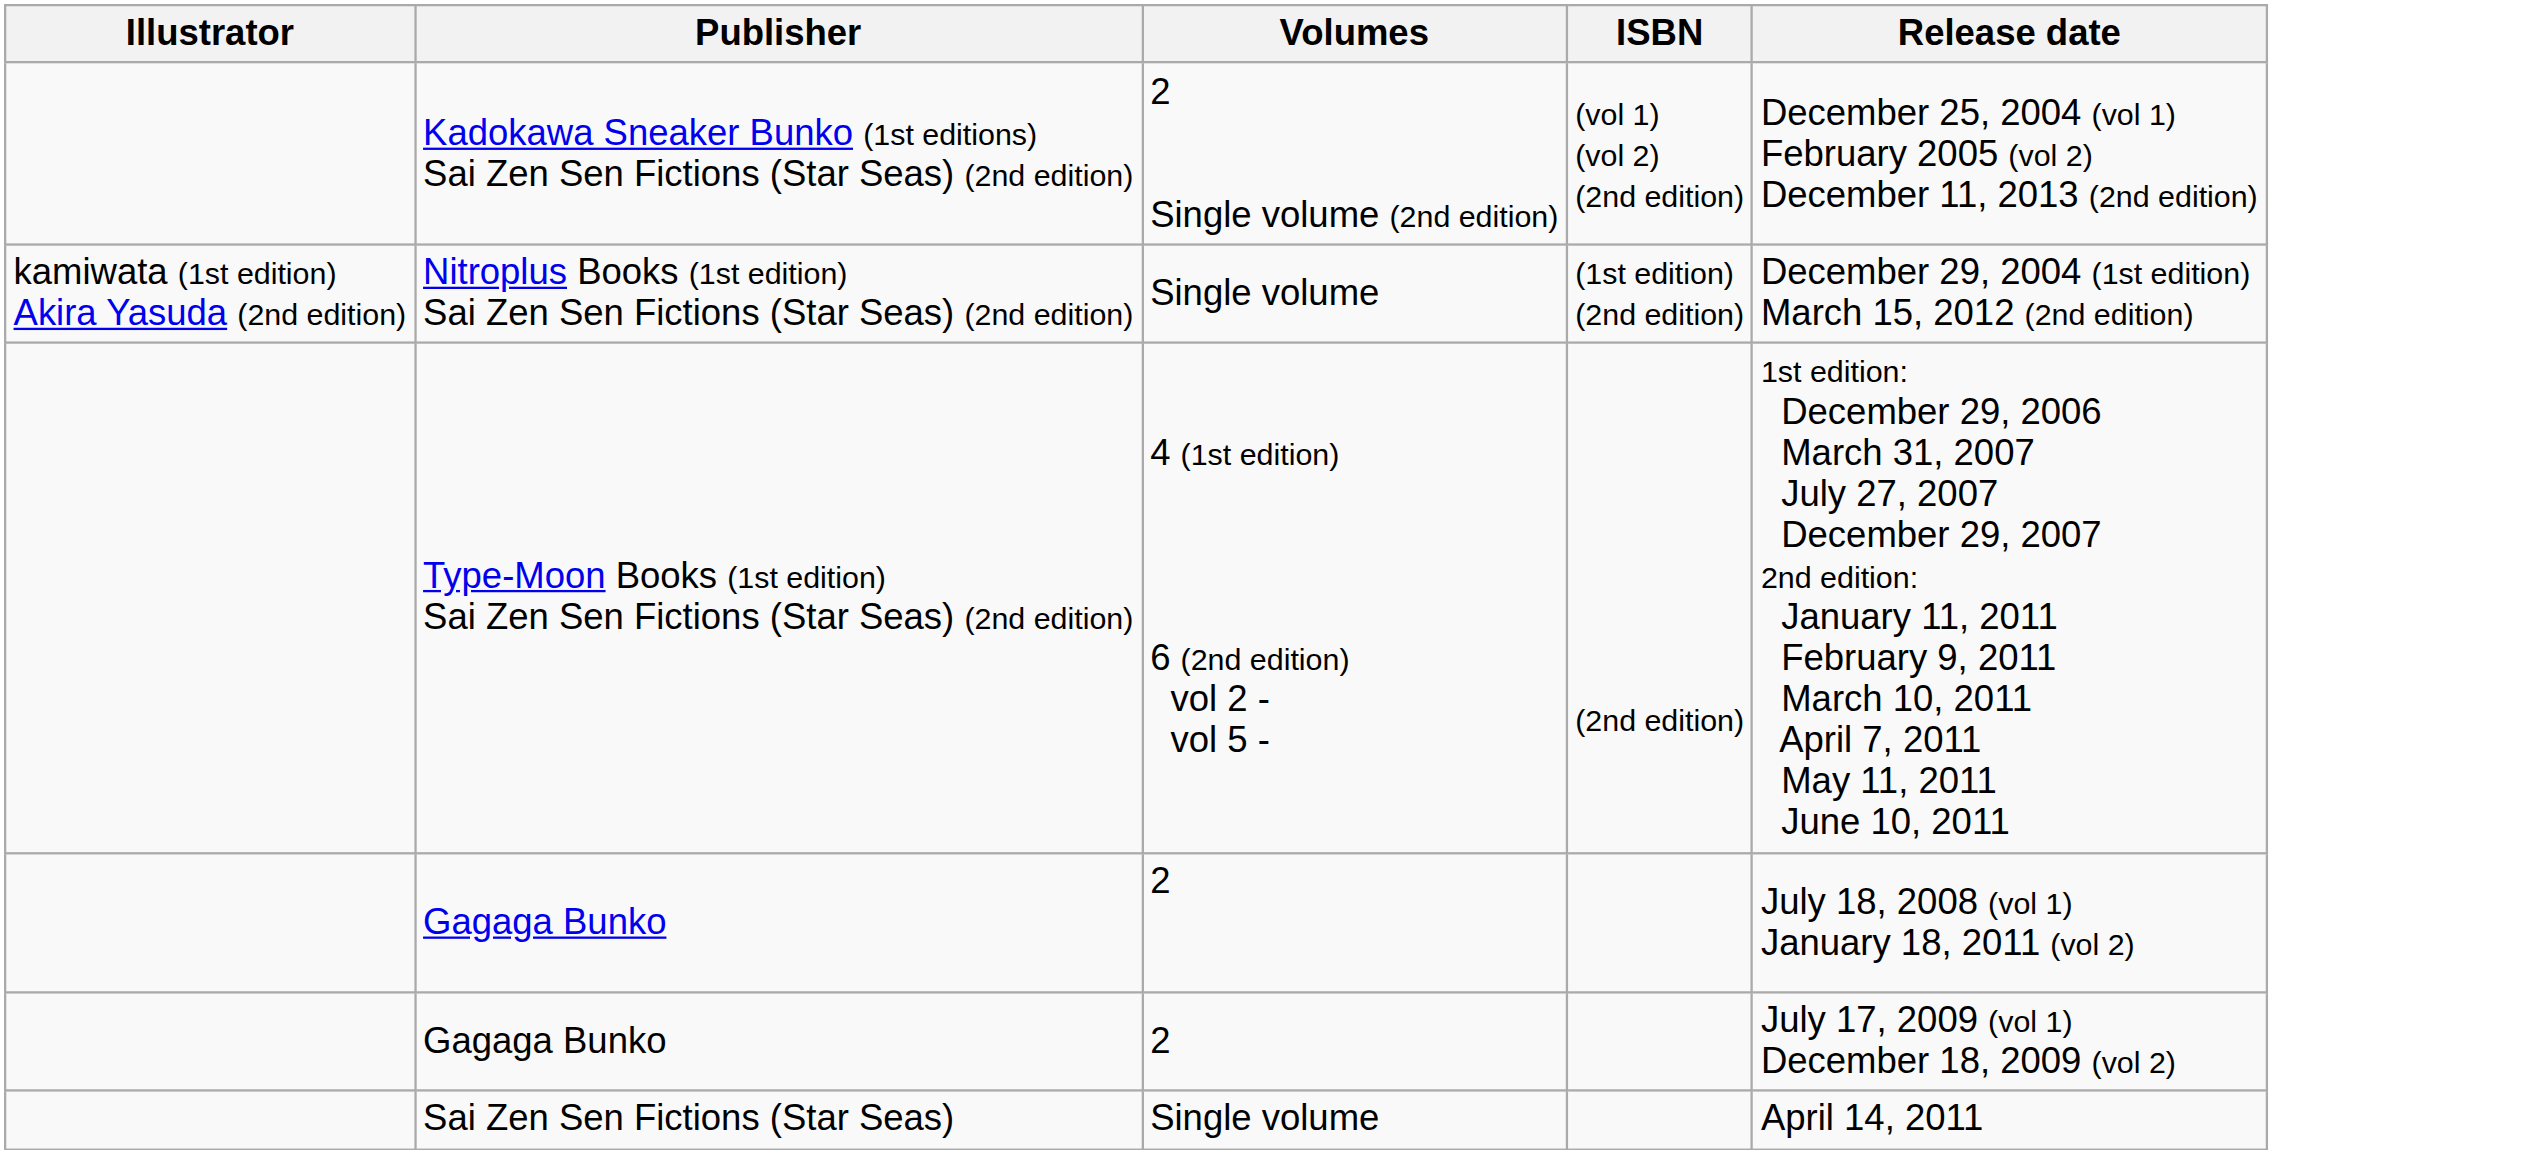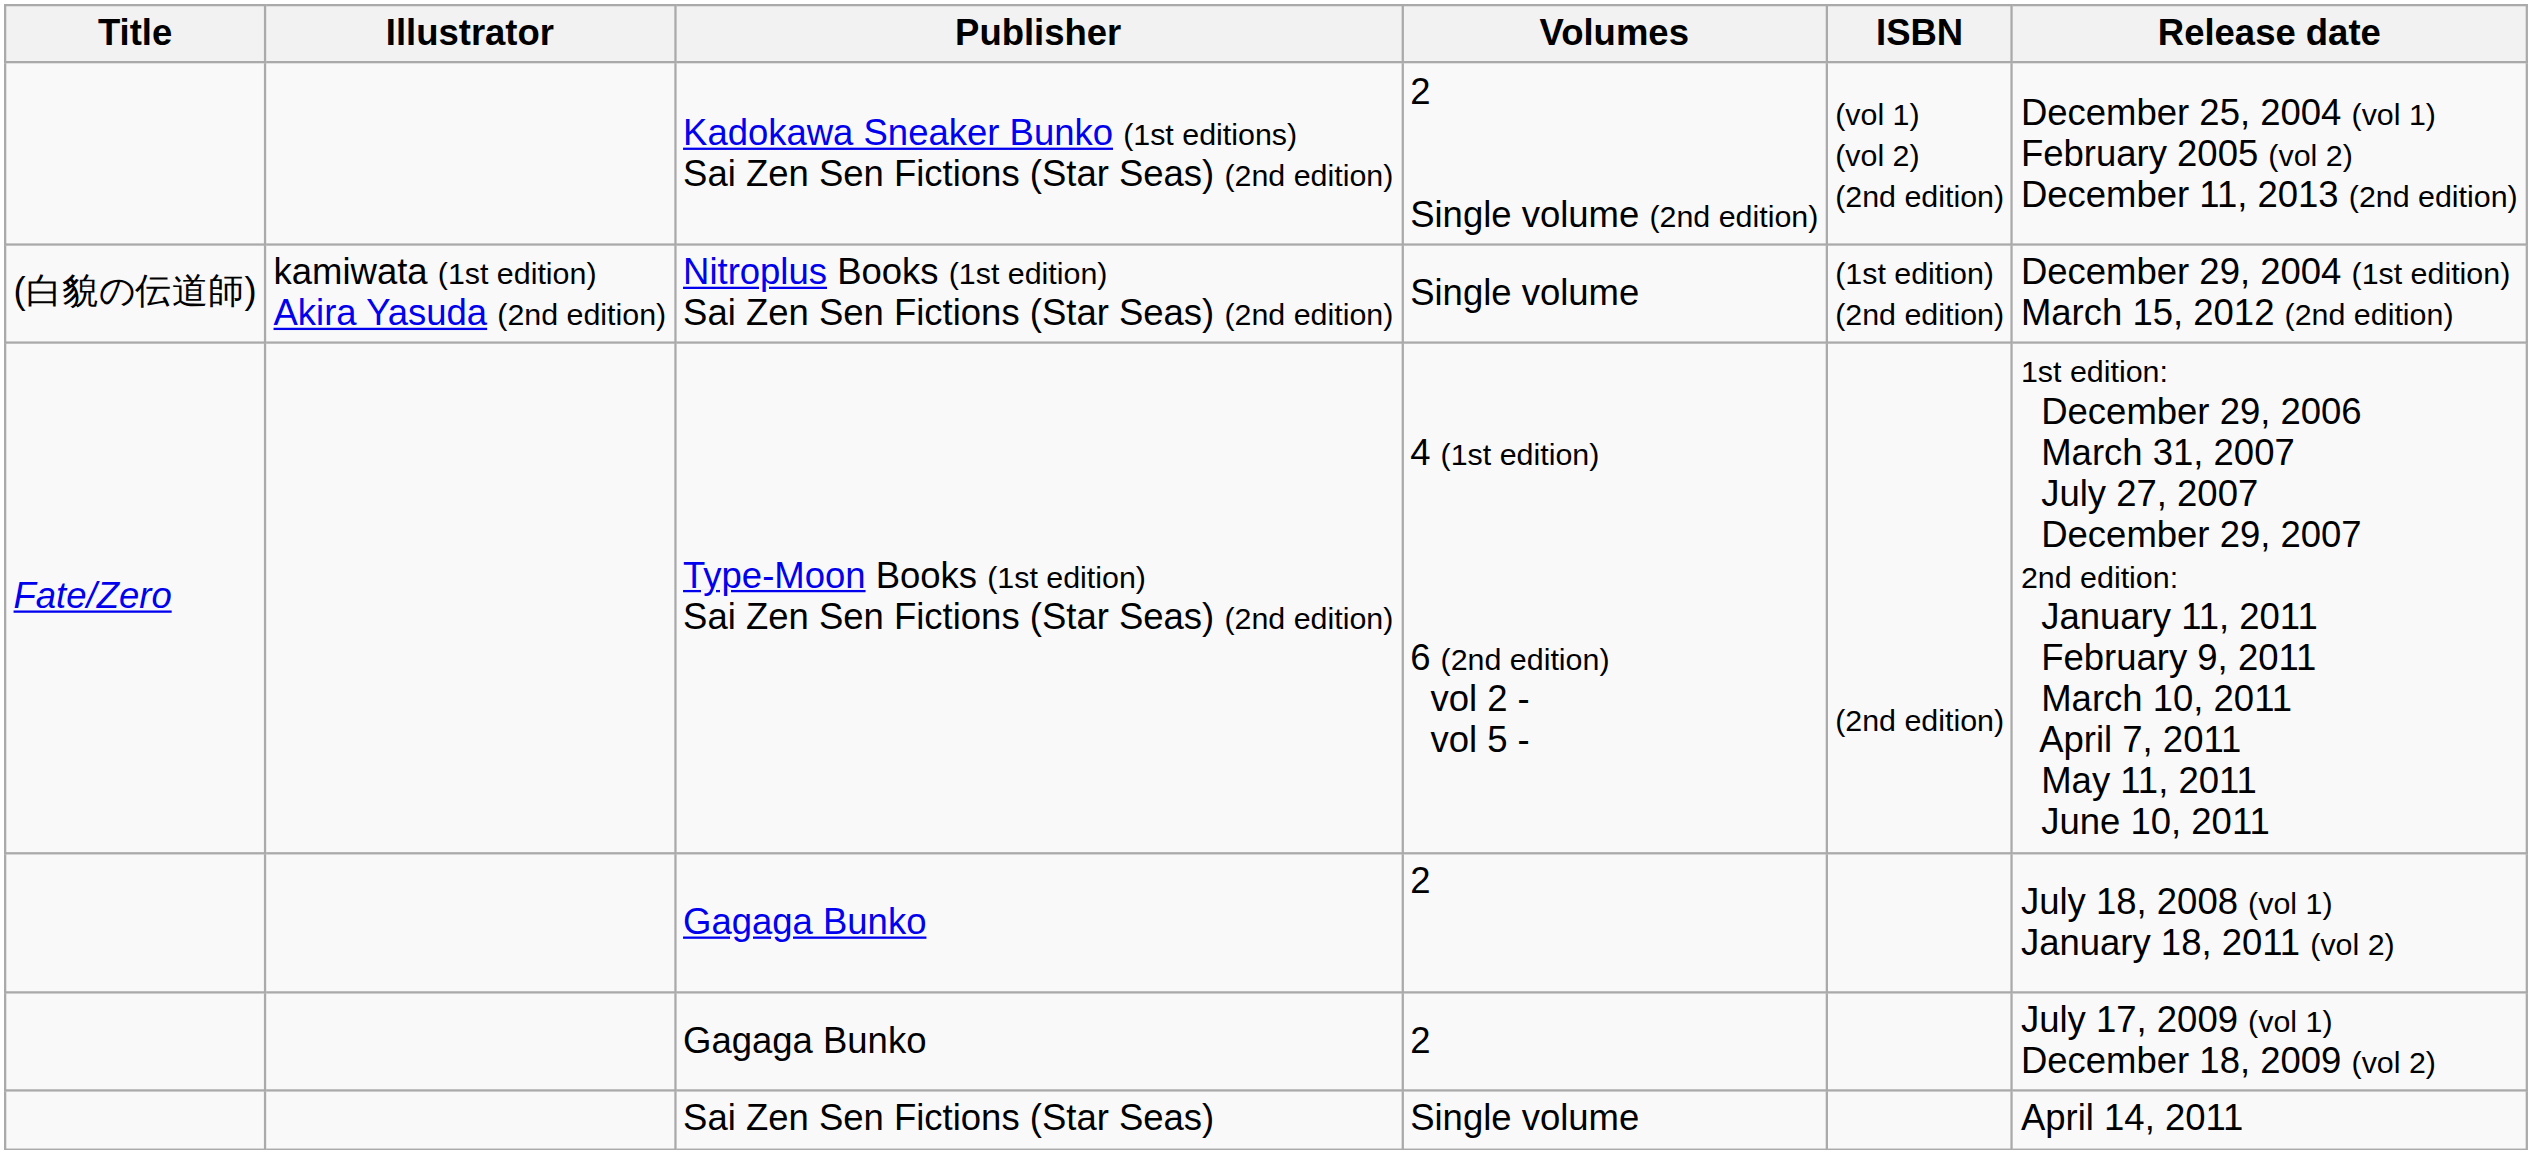+ column: (135, 33)
